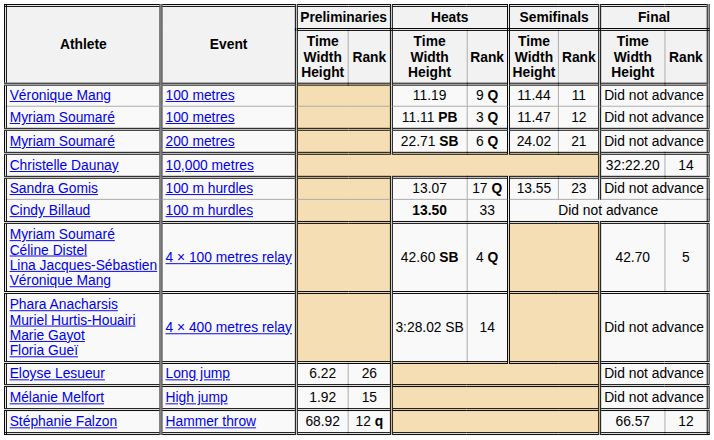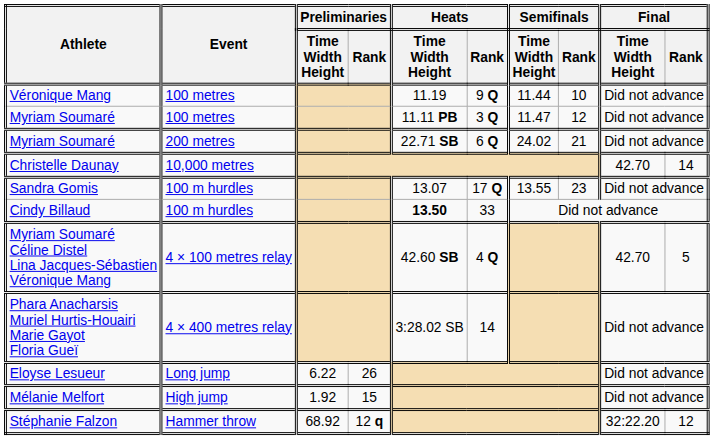(579, 96) 11 -> (579, 96) 10
(633, 165) 32:22.20 -> (633, 165) 42.70
(633, 422) 66.57 -> (633, 422) 32:22.20
